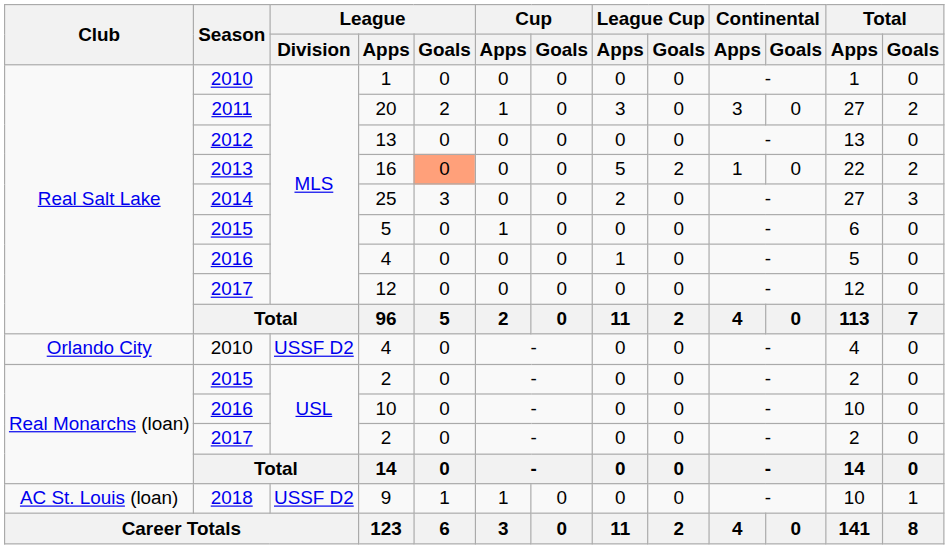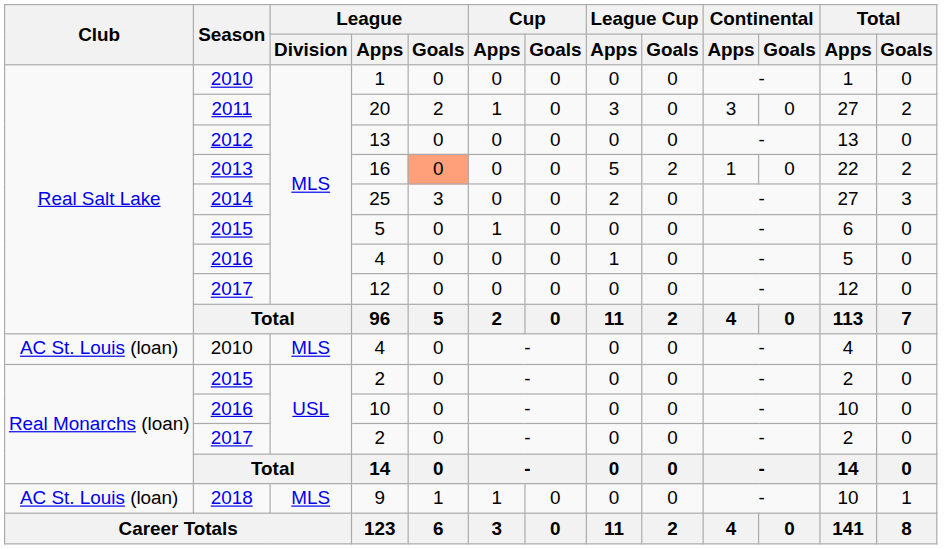(99, 348) Orlando City -> (99, 348) AC St. Louis (loan)
(314, 348) USSF D2 -> (311, 348) MLS
(314, 498) USSF D2 -> (311, 498) MLS
